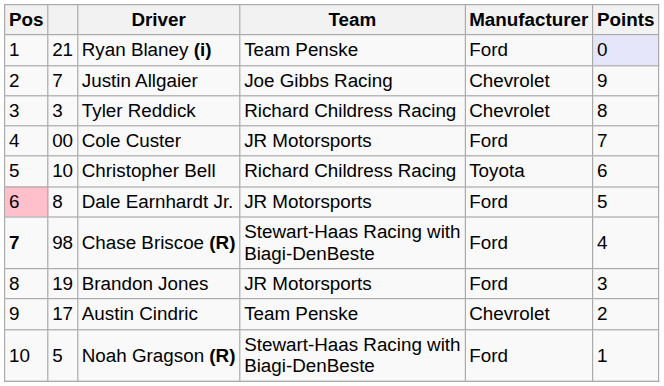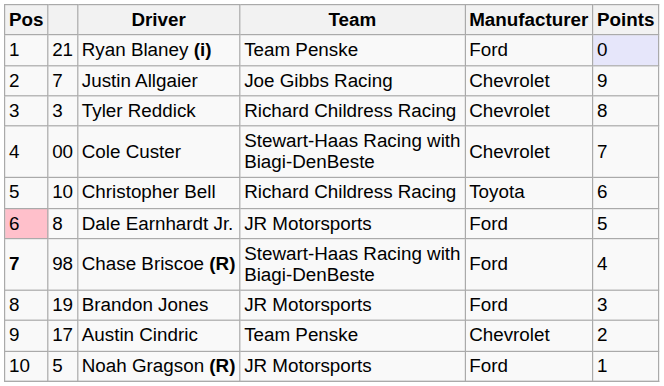(308, 140) JR Motorsports -> (352, 151) Stewart-Haas Racing with Biagi-DenBeste
(489, 140) Ford -> (509, 151) Chevrolet
(352, 354) Stewart-Haas Racing with Biagi-DenBeste -> (308, 365) JR Motorsports
